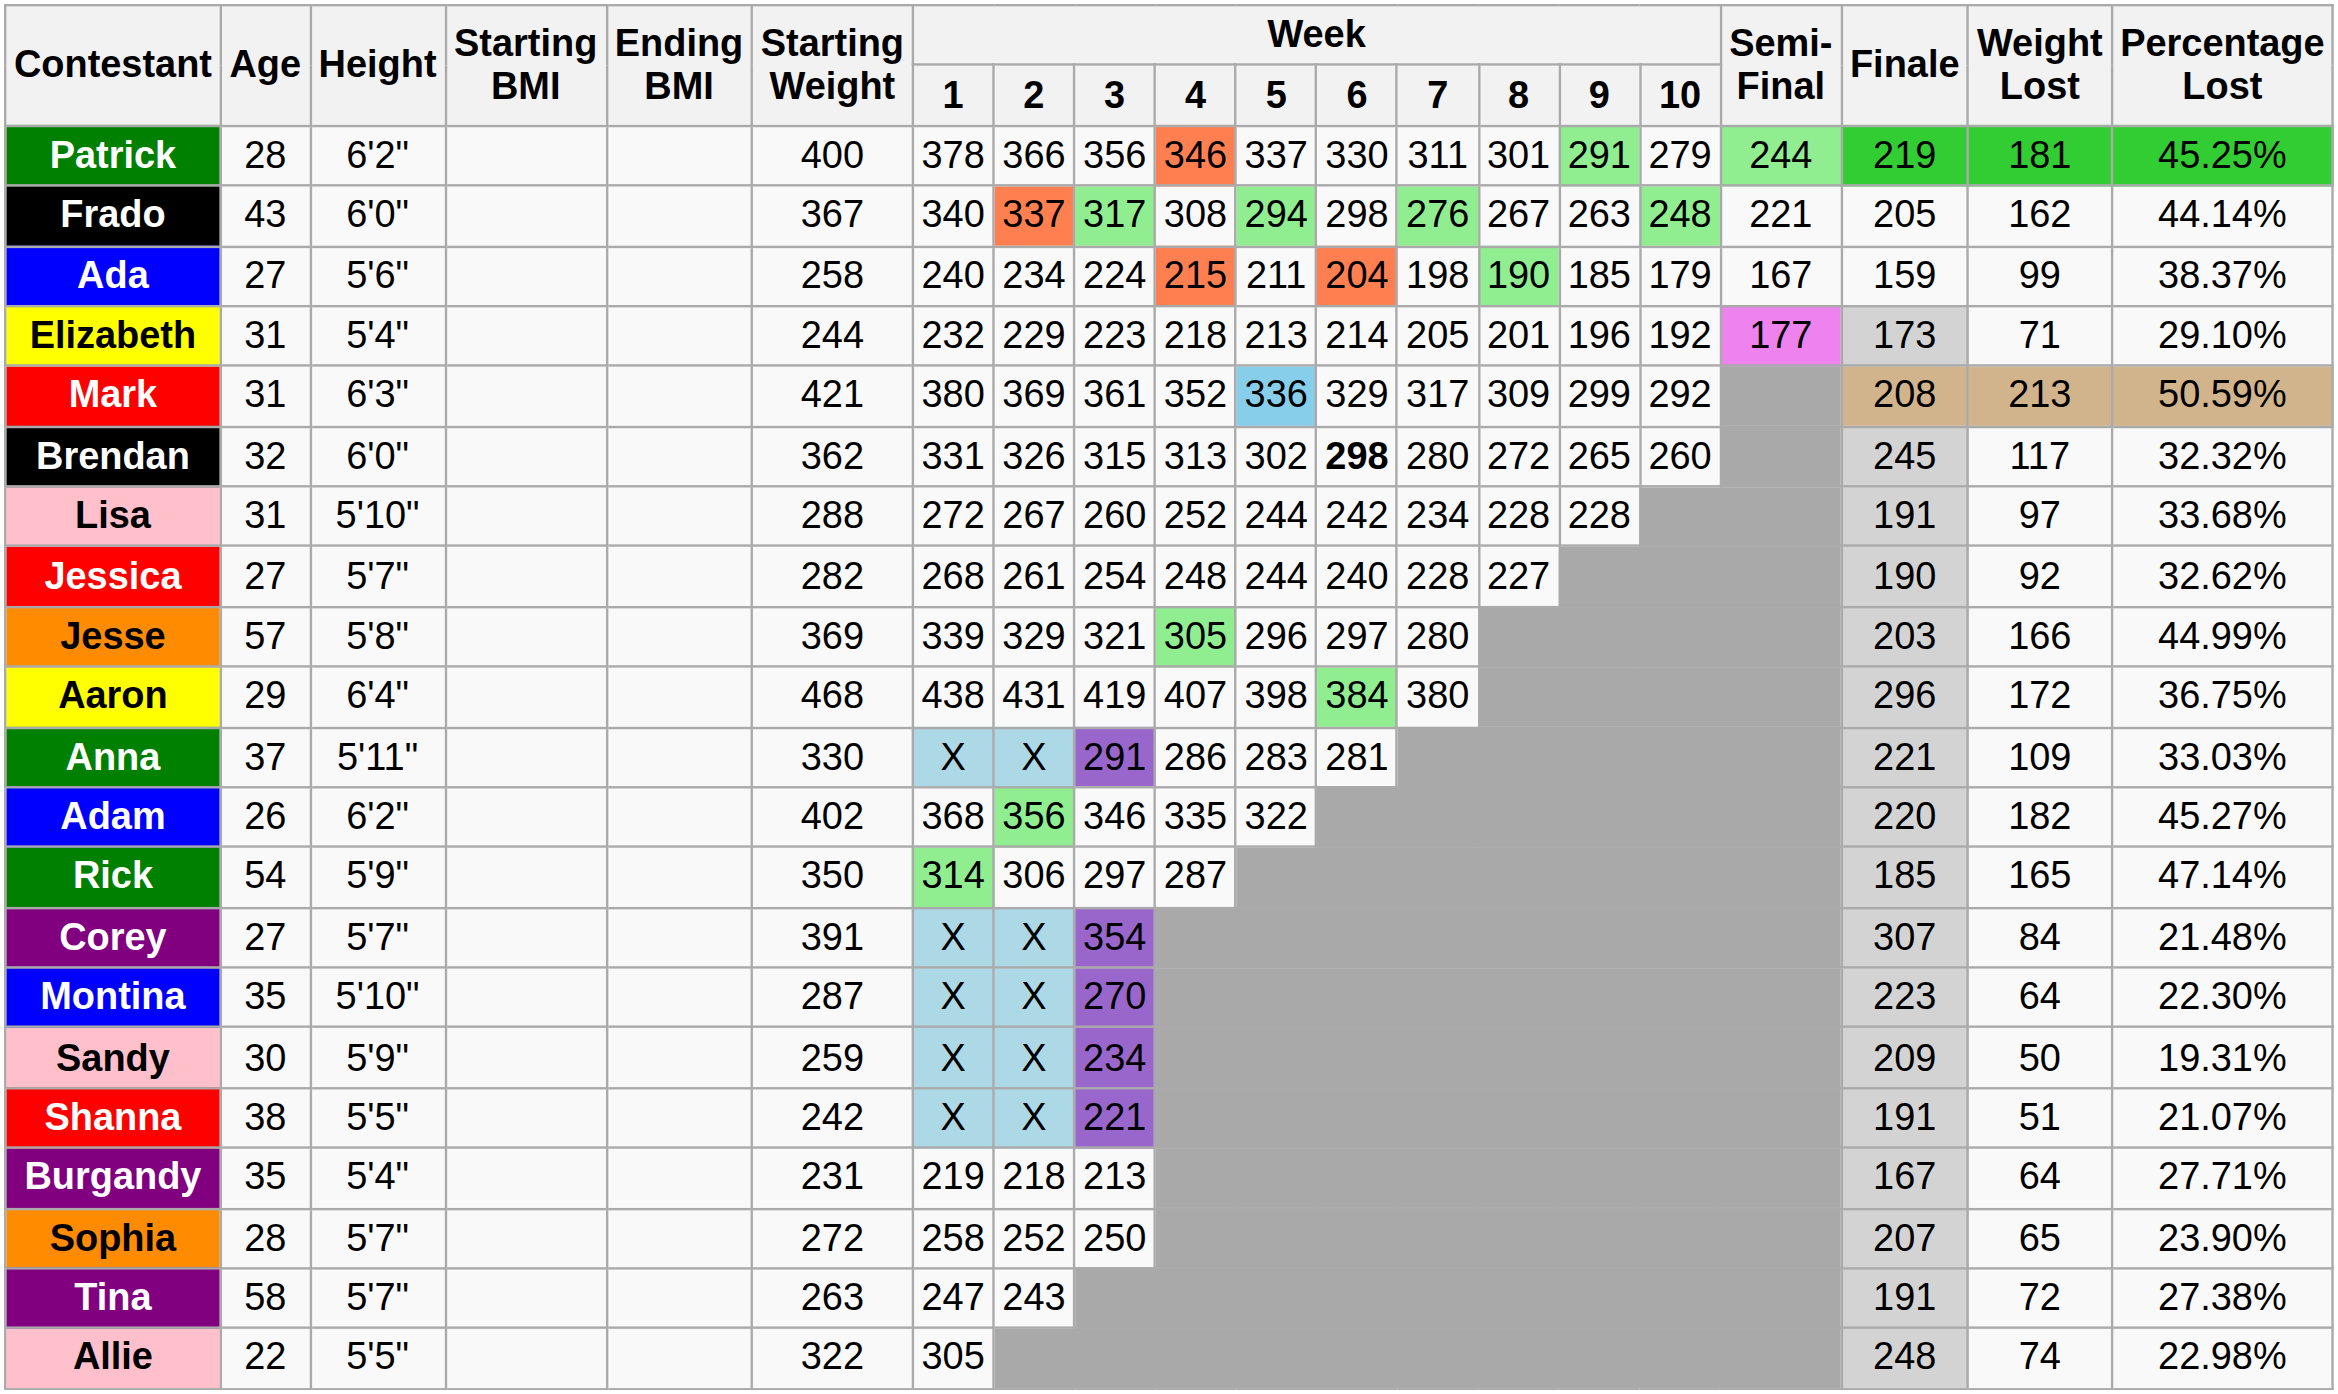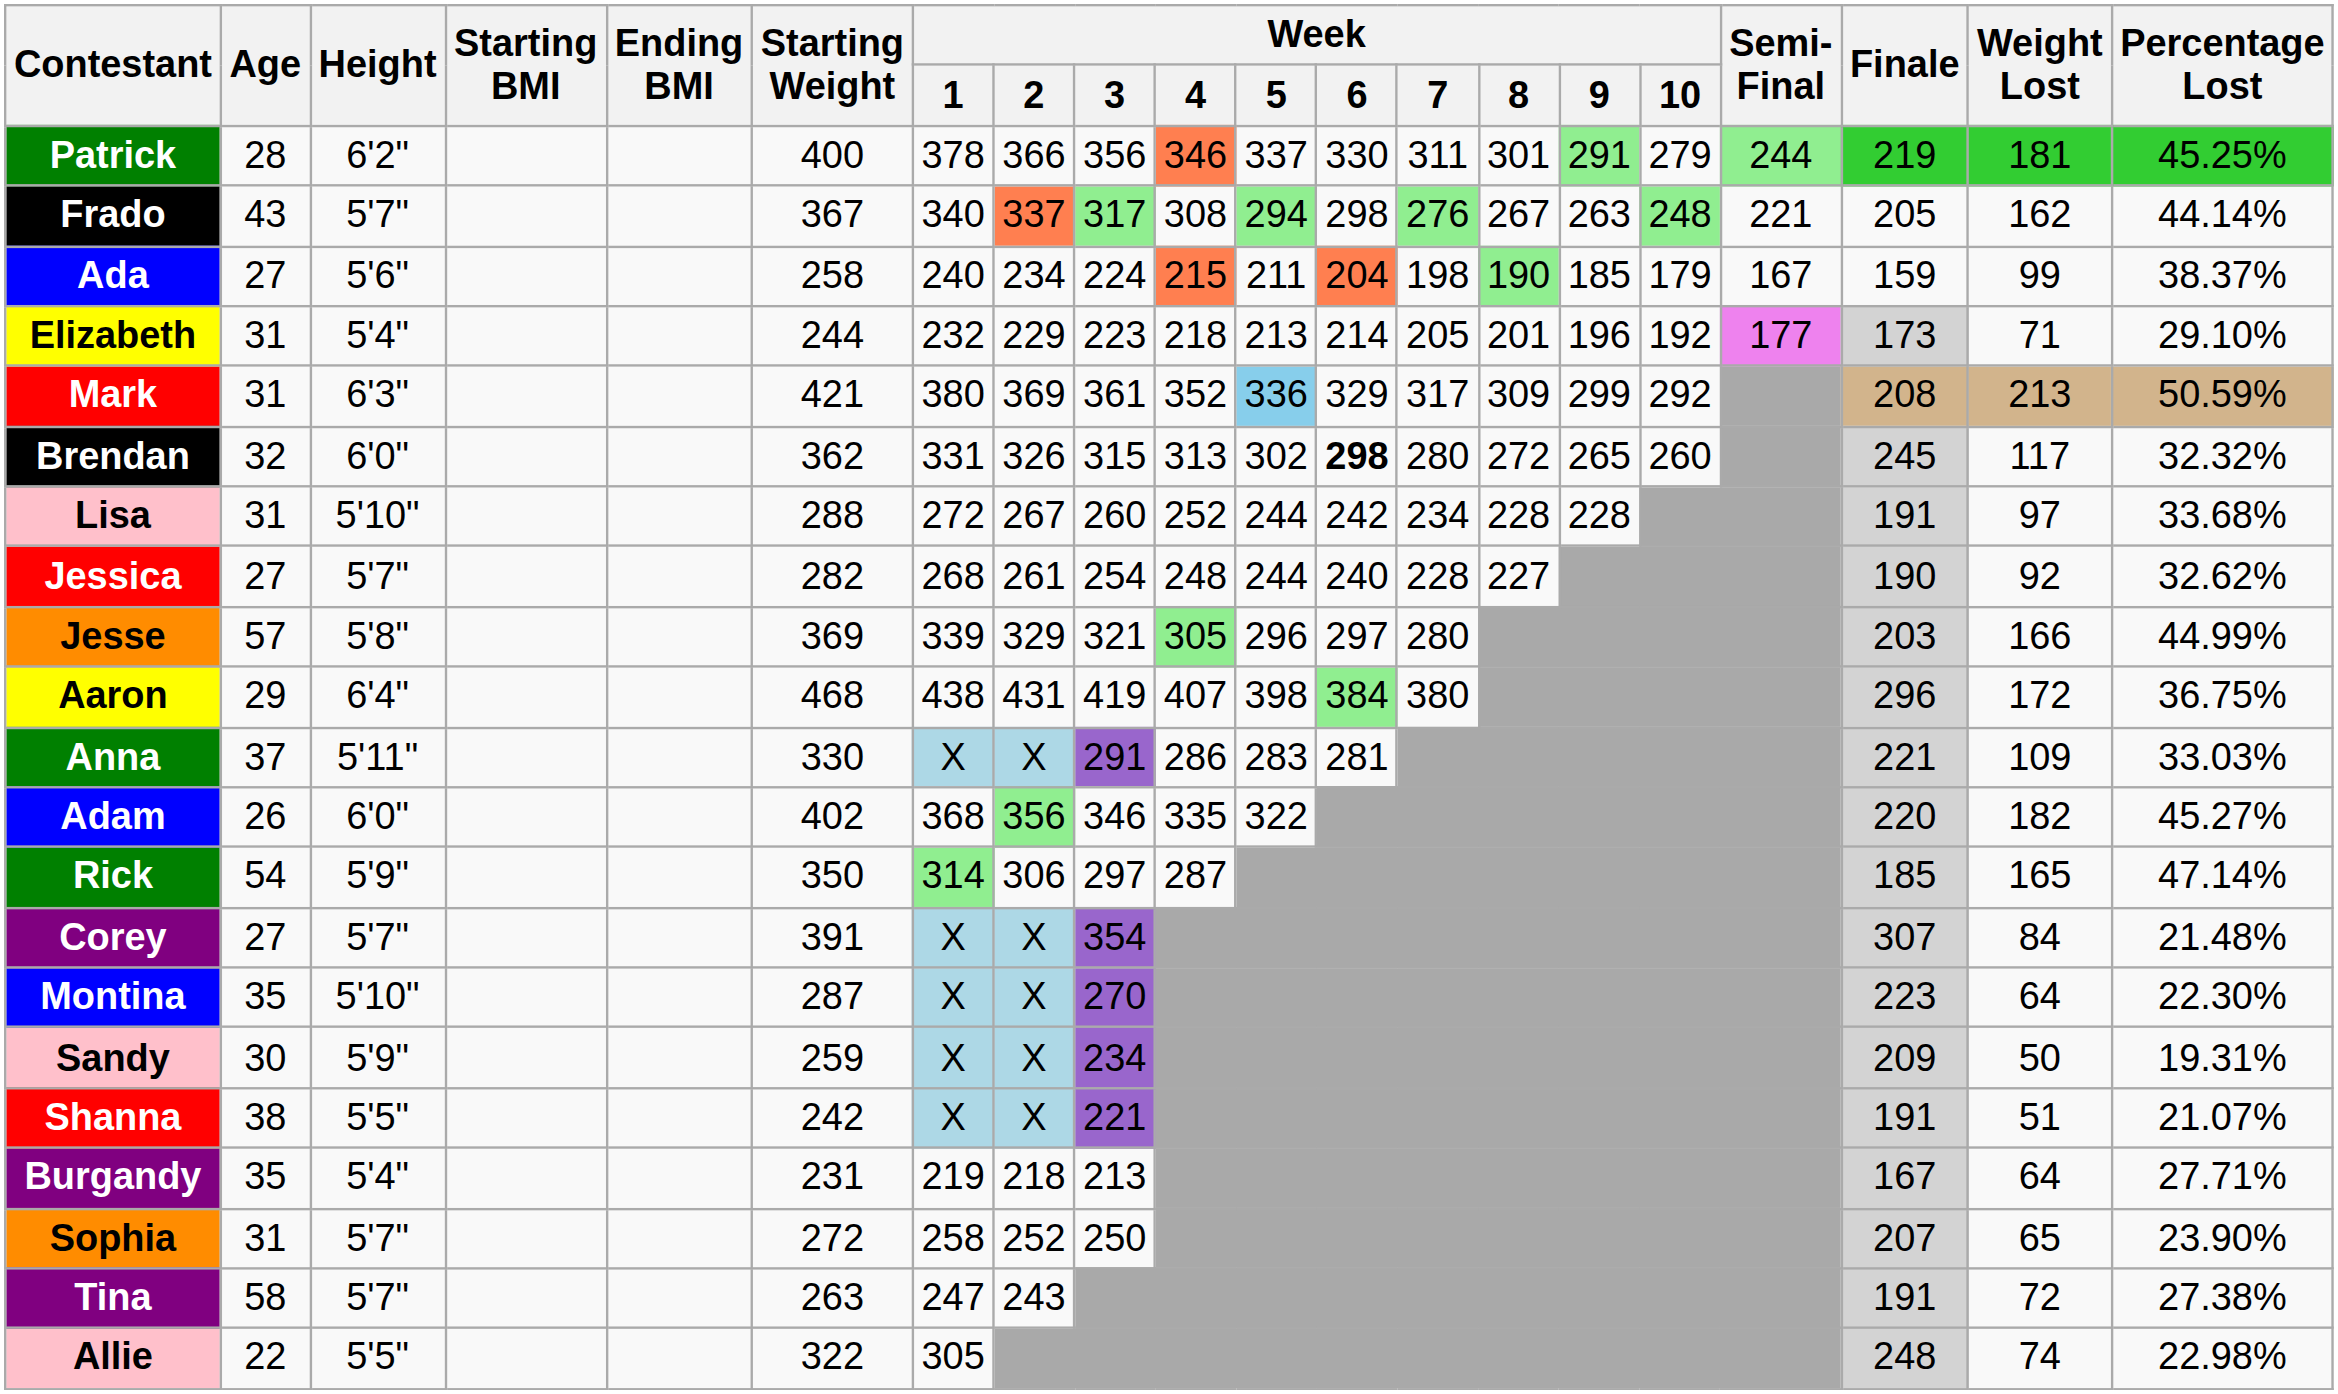(378, 214) 6'0" -> (378, 214) 5'7"
(378, 816) 6'2" -> (378, 816) 6'0"
(265, 1237) 28 -> (265, 1237) 31
